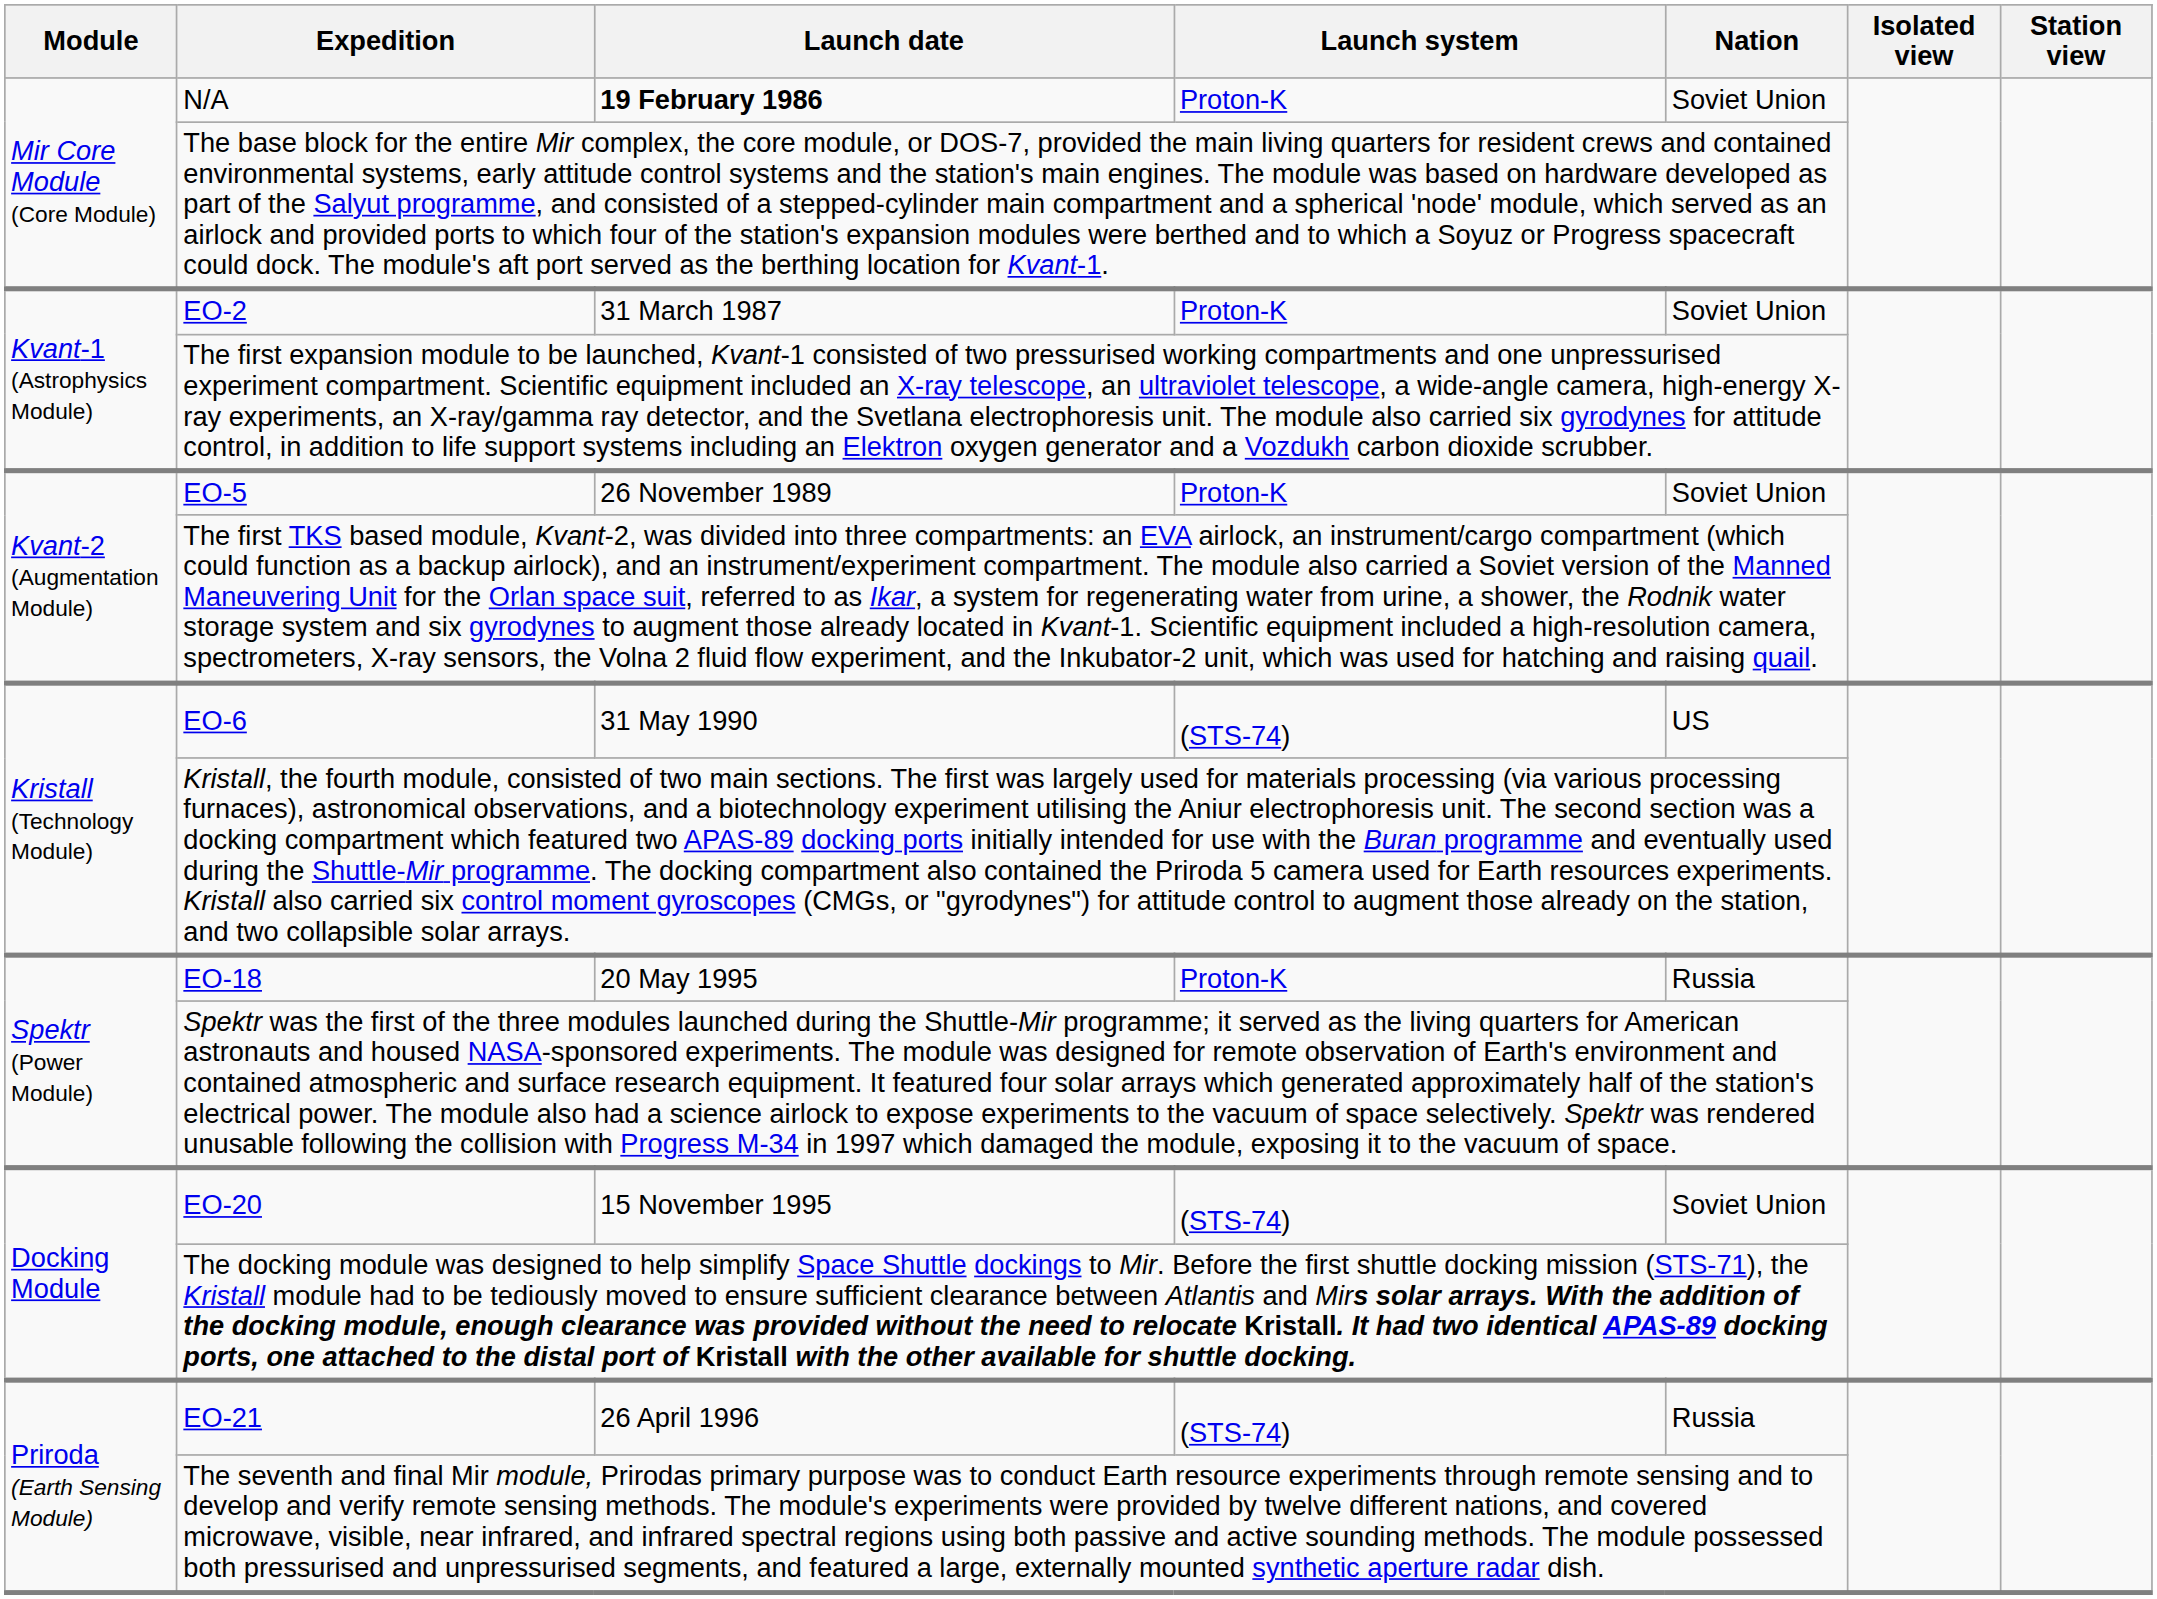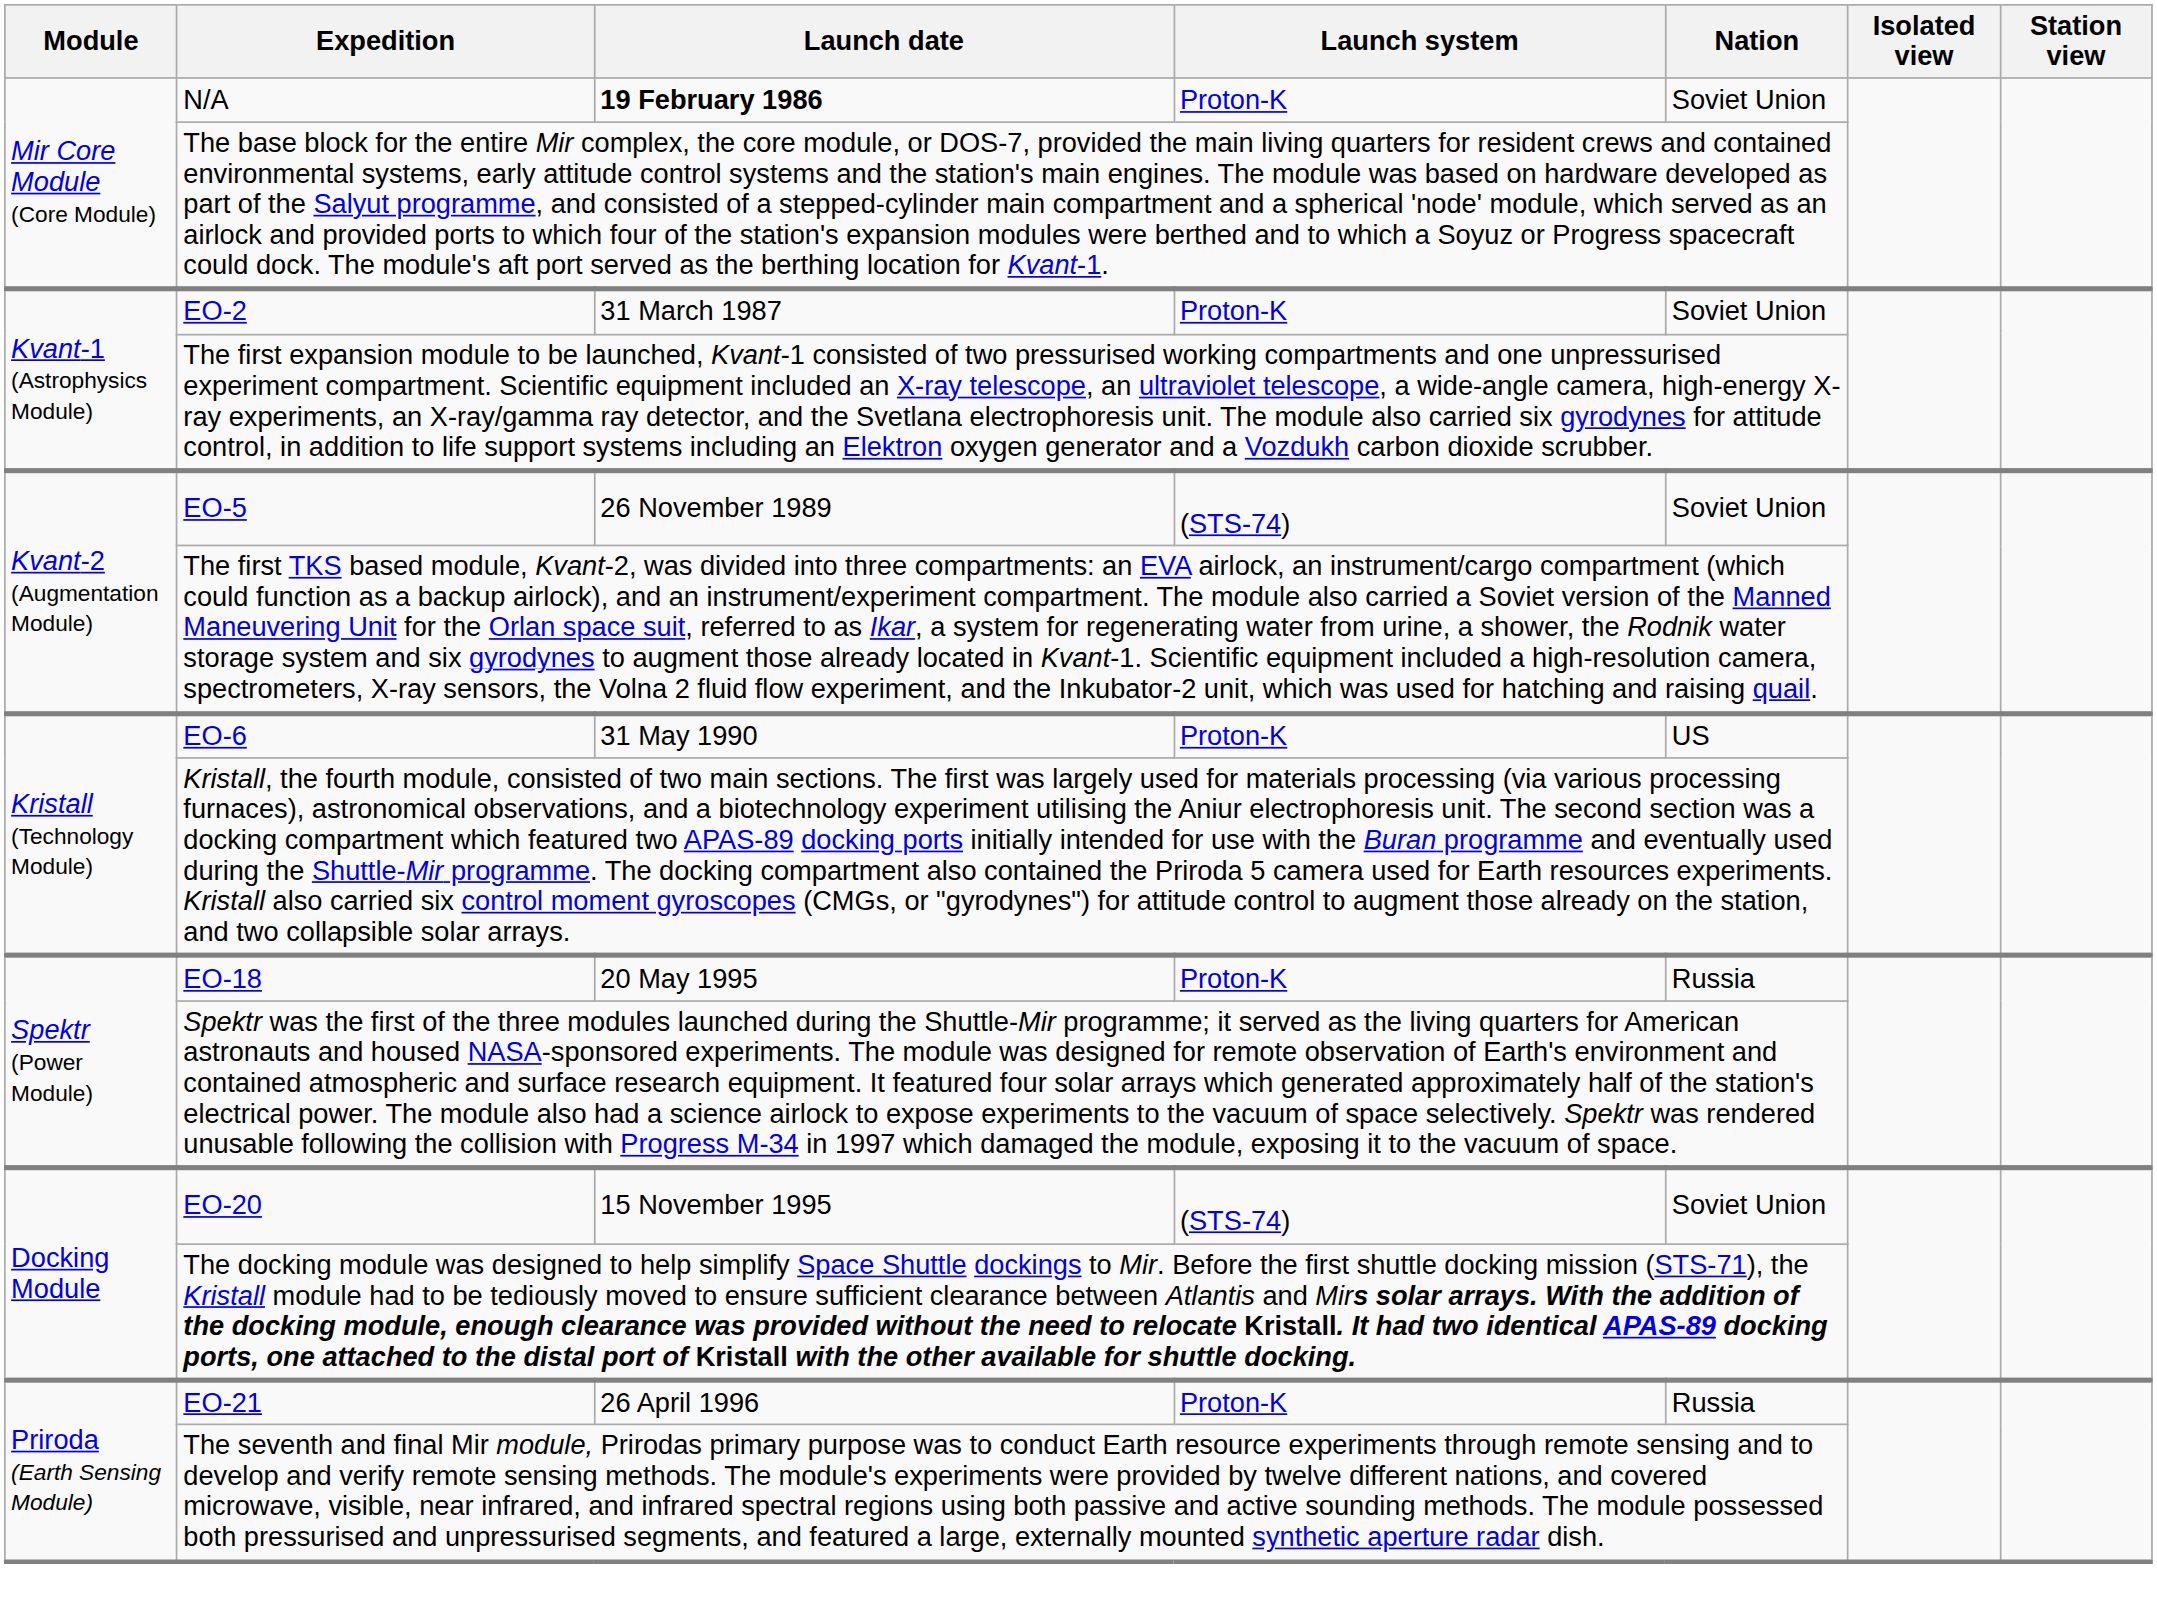(1234, 493) Proton-K -> (1235, 523) (STS-74)
(1235, 736) (STS-74) -> (1234, 736) Proton-K
(1235, 1433) (STS-74) -> (1234, 1402) Proton-K
